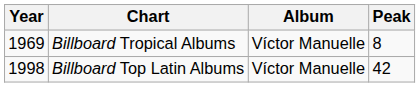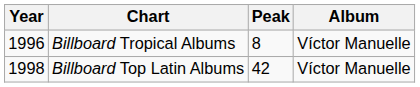columns swapped: (308, 17) <-> (392, 17)
(26, 43) 1969 -> (26, 43) 1996
